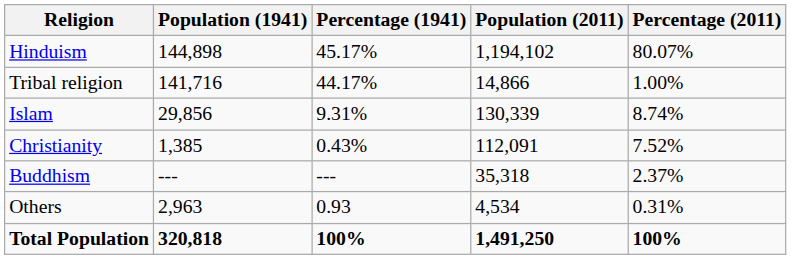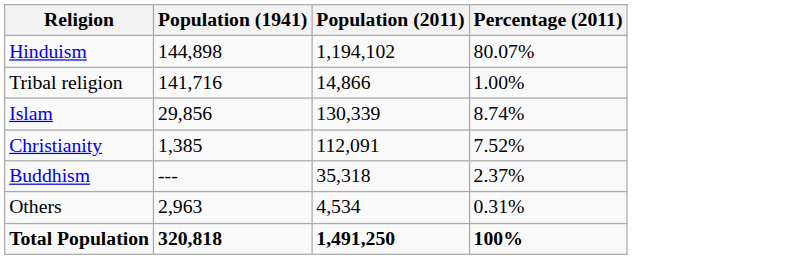- column: (391, 20)
